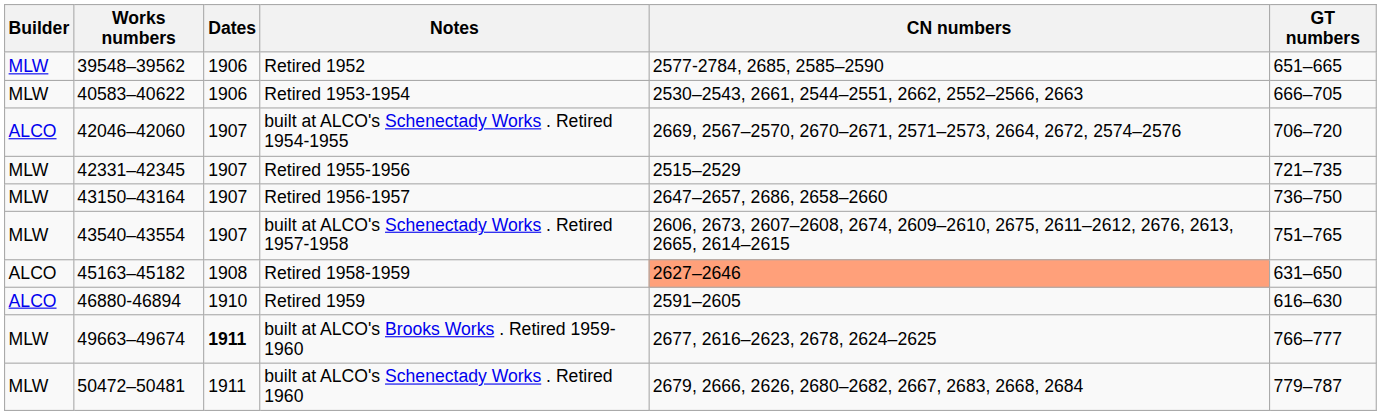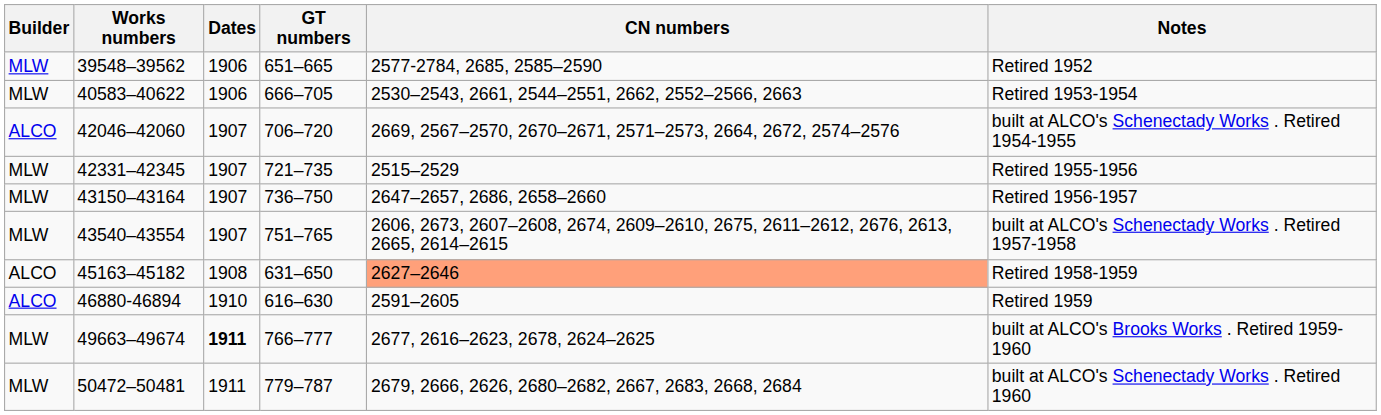columns swapped: (1323, 28) <-> (454, 28)
